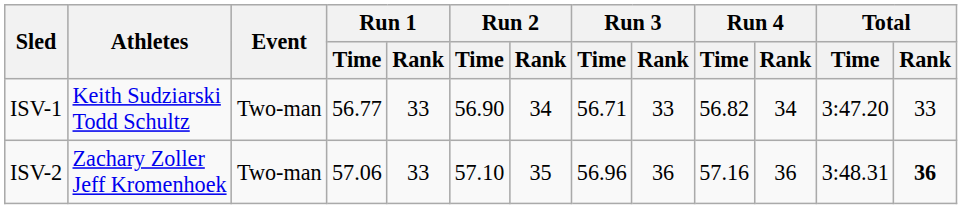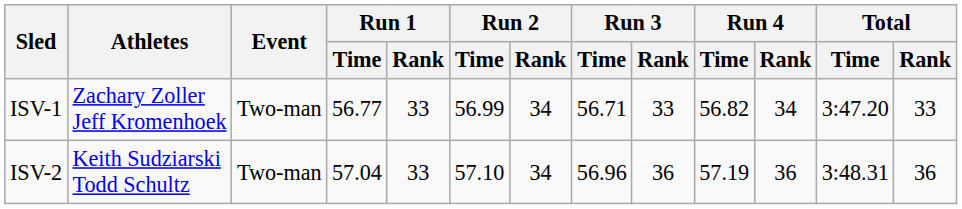(147, 109) Keith Sudziarski Todd Schultz -> (150, 109) Zachary Zoller Jeff Kromenhoek
(479, 109) 56.90 -> (479, 109) 56.99
(150, 172) Zachary Zoller Jeff Kromenhoek -> (147, 172) Keith Sudziarski Todd Schultz
(357, 172) 57.06 -> (357, 172) 57.04
(541, 172) 35 -> (541, 172) 34
(724, 172) 57.16 -> (724, 172) 57.19
(925, 172) bold -> (925, 172) normal
